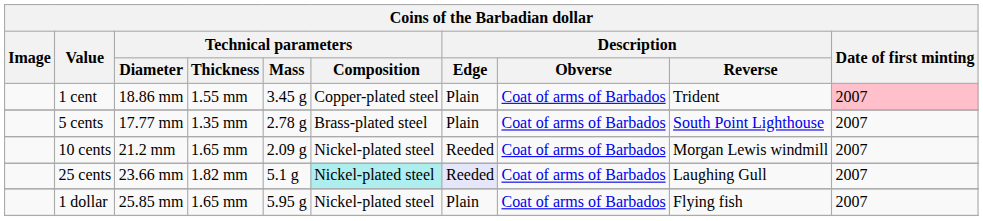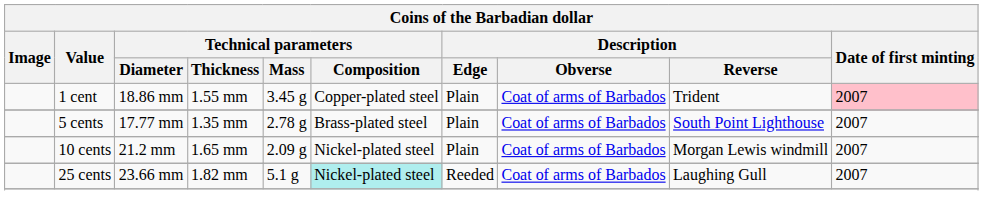(470, 149) Reeded -> (462, 149) Plain
(470, 176) lavender background -> (470, 176) no background
- row: (83, 202)
